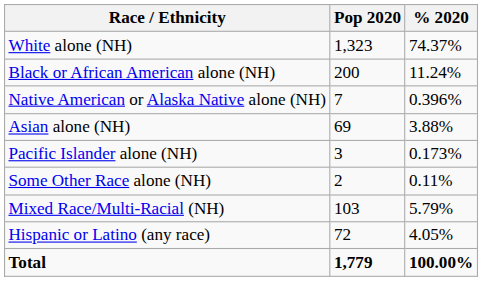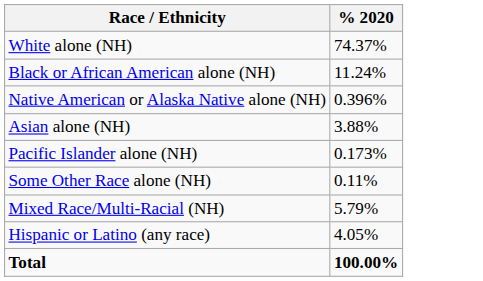- column: (367, 18)
